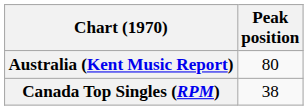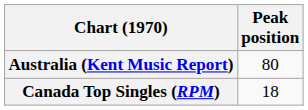(270, 91) 38 -> (270, 91) 18
